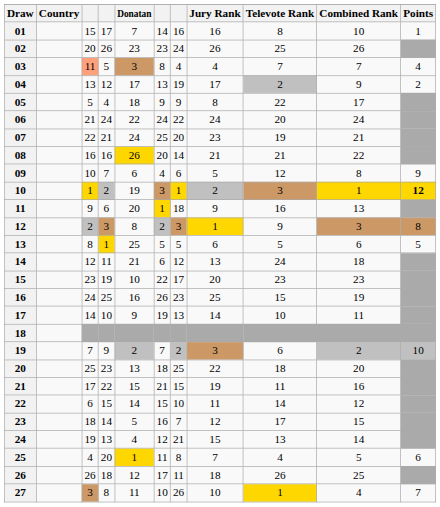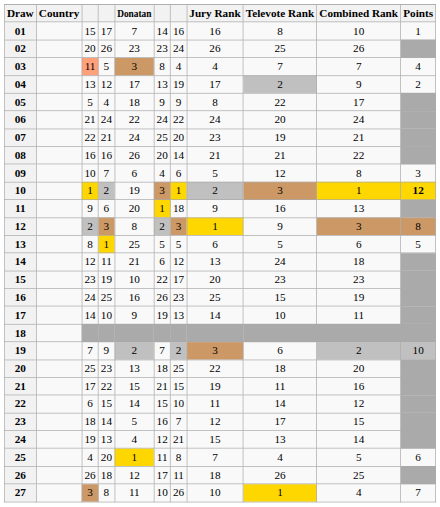(134, 155) gold background -> (134, 155) no background
(418, 173) 9 -> (418, 173) 3
